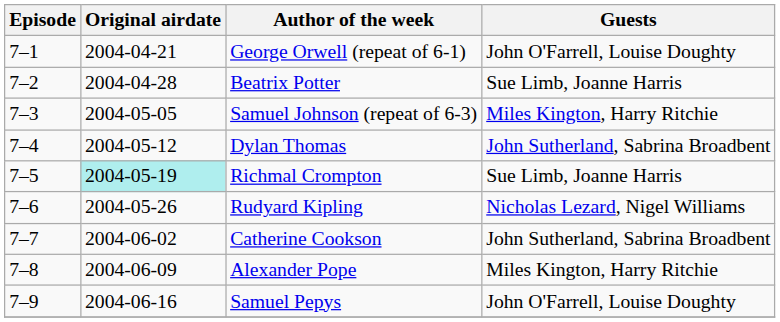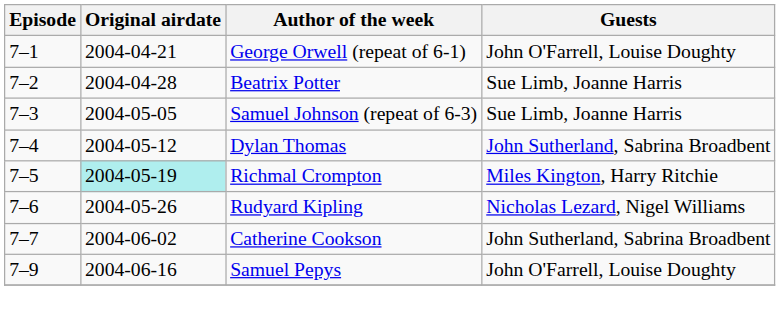(602, 113) Miles Kington, Harry Ritchie -> (584, 113) Sue Limb, Joanne Harris
(584, 176) Sue Limb, Joanne Harris -> (602, 176) Miles Kington, Harry Ritchie
- row: (293, 269)
